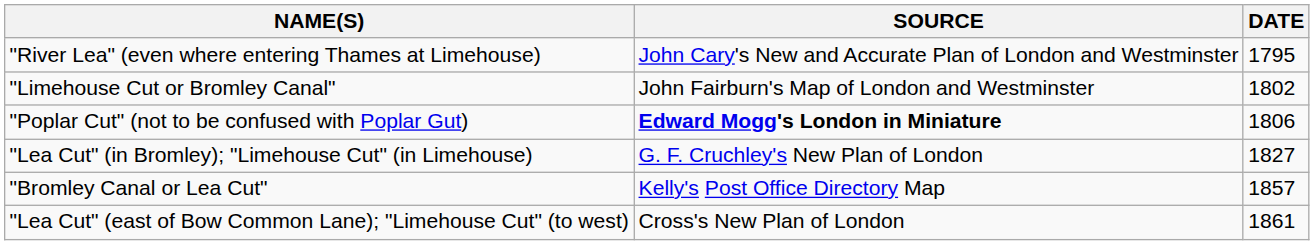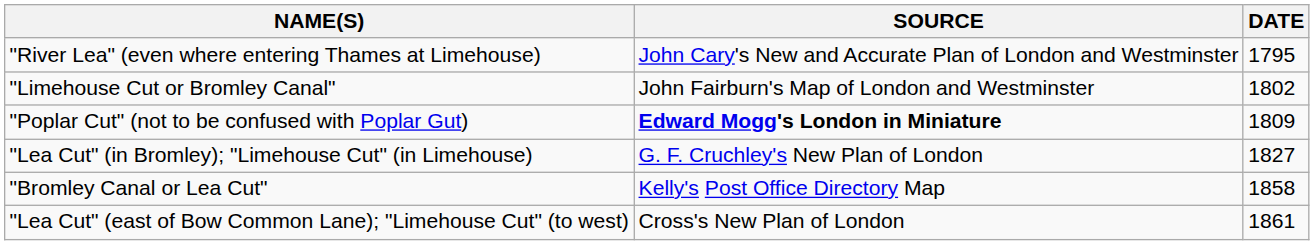(1272, 121) 1806 -> (1272, 121) 1809
(1272, 188) 1857 -> (1272, 188) 1858
